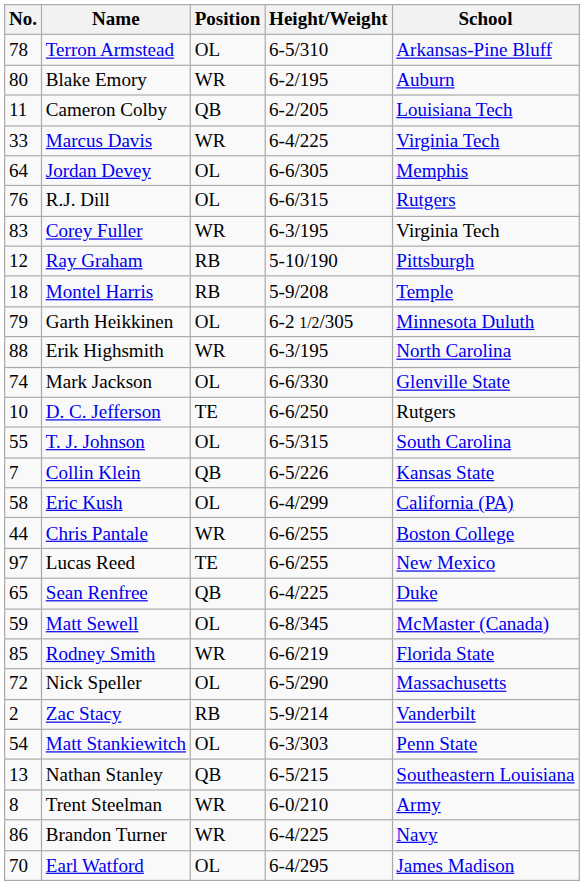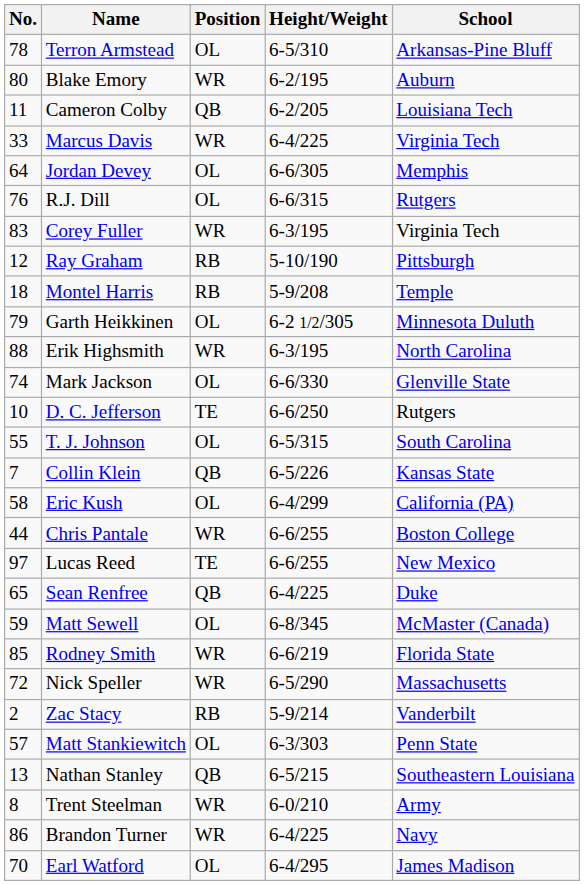(207, 683) OL -> (210, 683) WR
(19, 744) 54 -> (19, 744) 57
